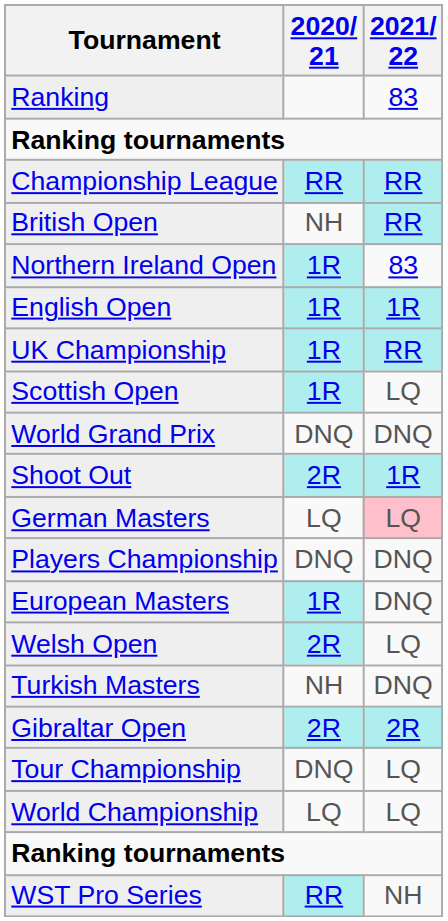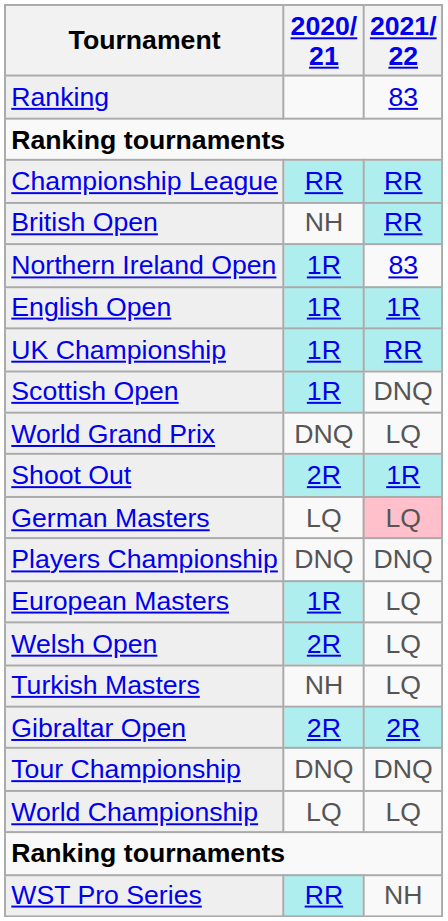(403, 391) LQ -> (403, 391) DNQ
(403, 433) DNQ -> (403, 433) LQ
(403, 601) DNQ -> (403, 601) LQ
(403, 685) DNQ -> (403, 685) LQ
(403, 769) LQ -> (403, 769) DNQ
